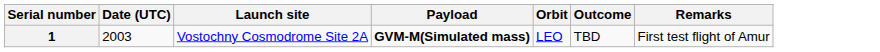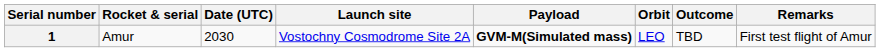+ column: (150, 15)
(117, 36) 2003 -> (219, 36) 2030
